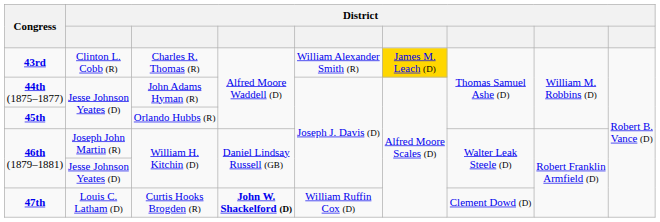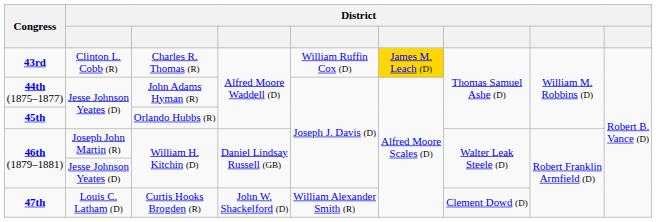(338, 62) William Alexander Smith (R) -> (335, 62) William Ruffin Cox (D)
(256, 202) bold -> (254, 202) normal
(338, 202) William Ruffin Cox (D) -> (335, 202) William Alexander Smith (R)
